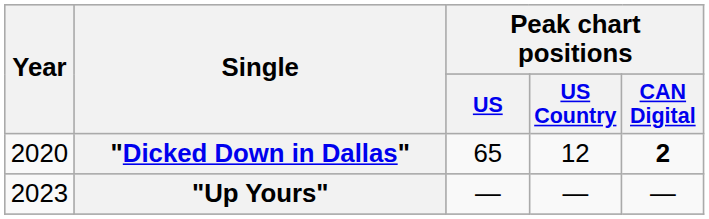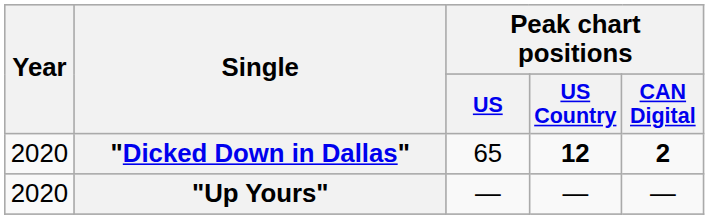(575, 153) normal -> (575, 153) bold
(39, 194) 2023 -> (39, 194) 2020
